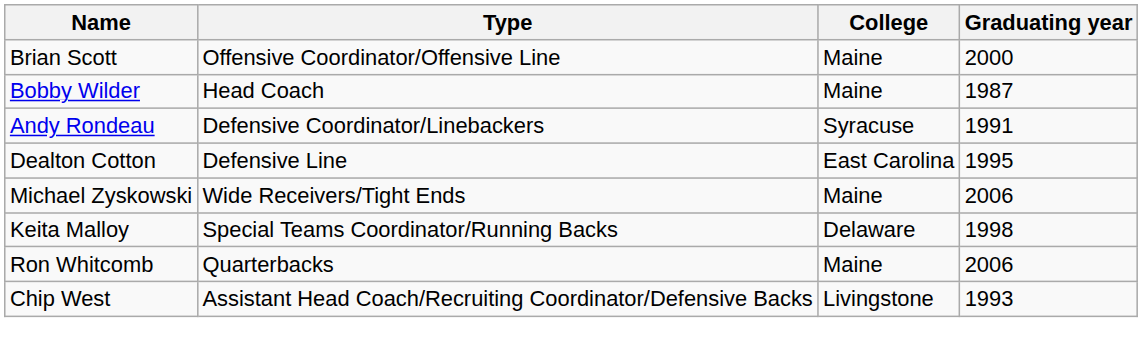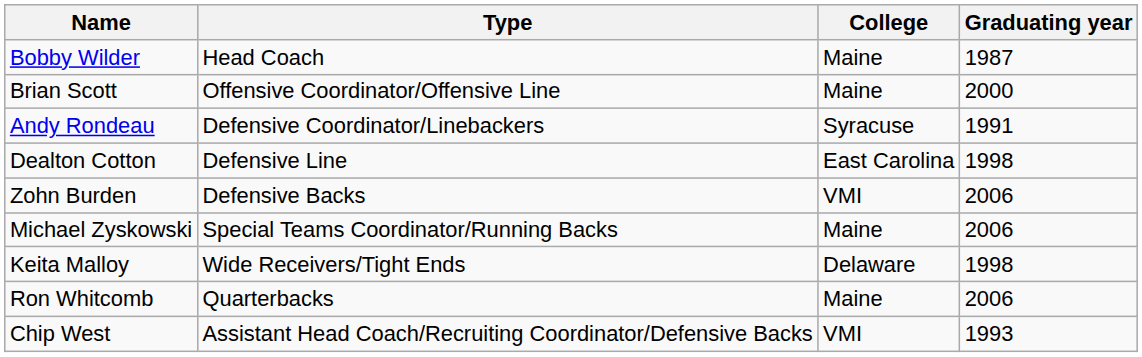rows swapped: (75, 92) <-> (63, 57)
(989, 161) 1995 -> (989, 161) 1998
+ row: (73, 195)
(334, 195) Wide Receivers/Tight Ends -> (410, 230) Special Teams Coordinator/Running Backs
(410, 230) Special Teams Coordinator/Running Backs -> (334, 265) Wide Receivers/Tight Ends
(878, 299) Livingstone -> (843, 334) VMI
